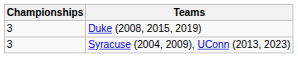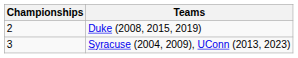(10, 28) 3 -> (10, 28) 2
